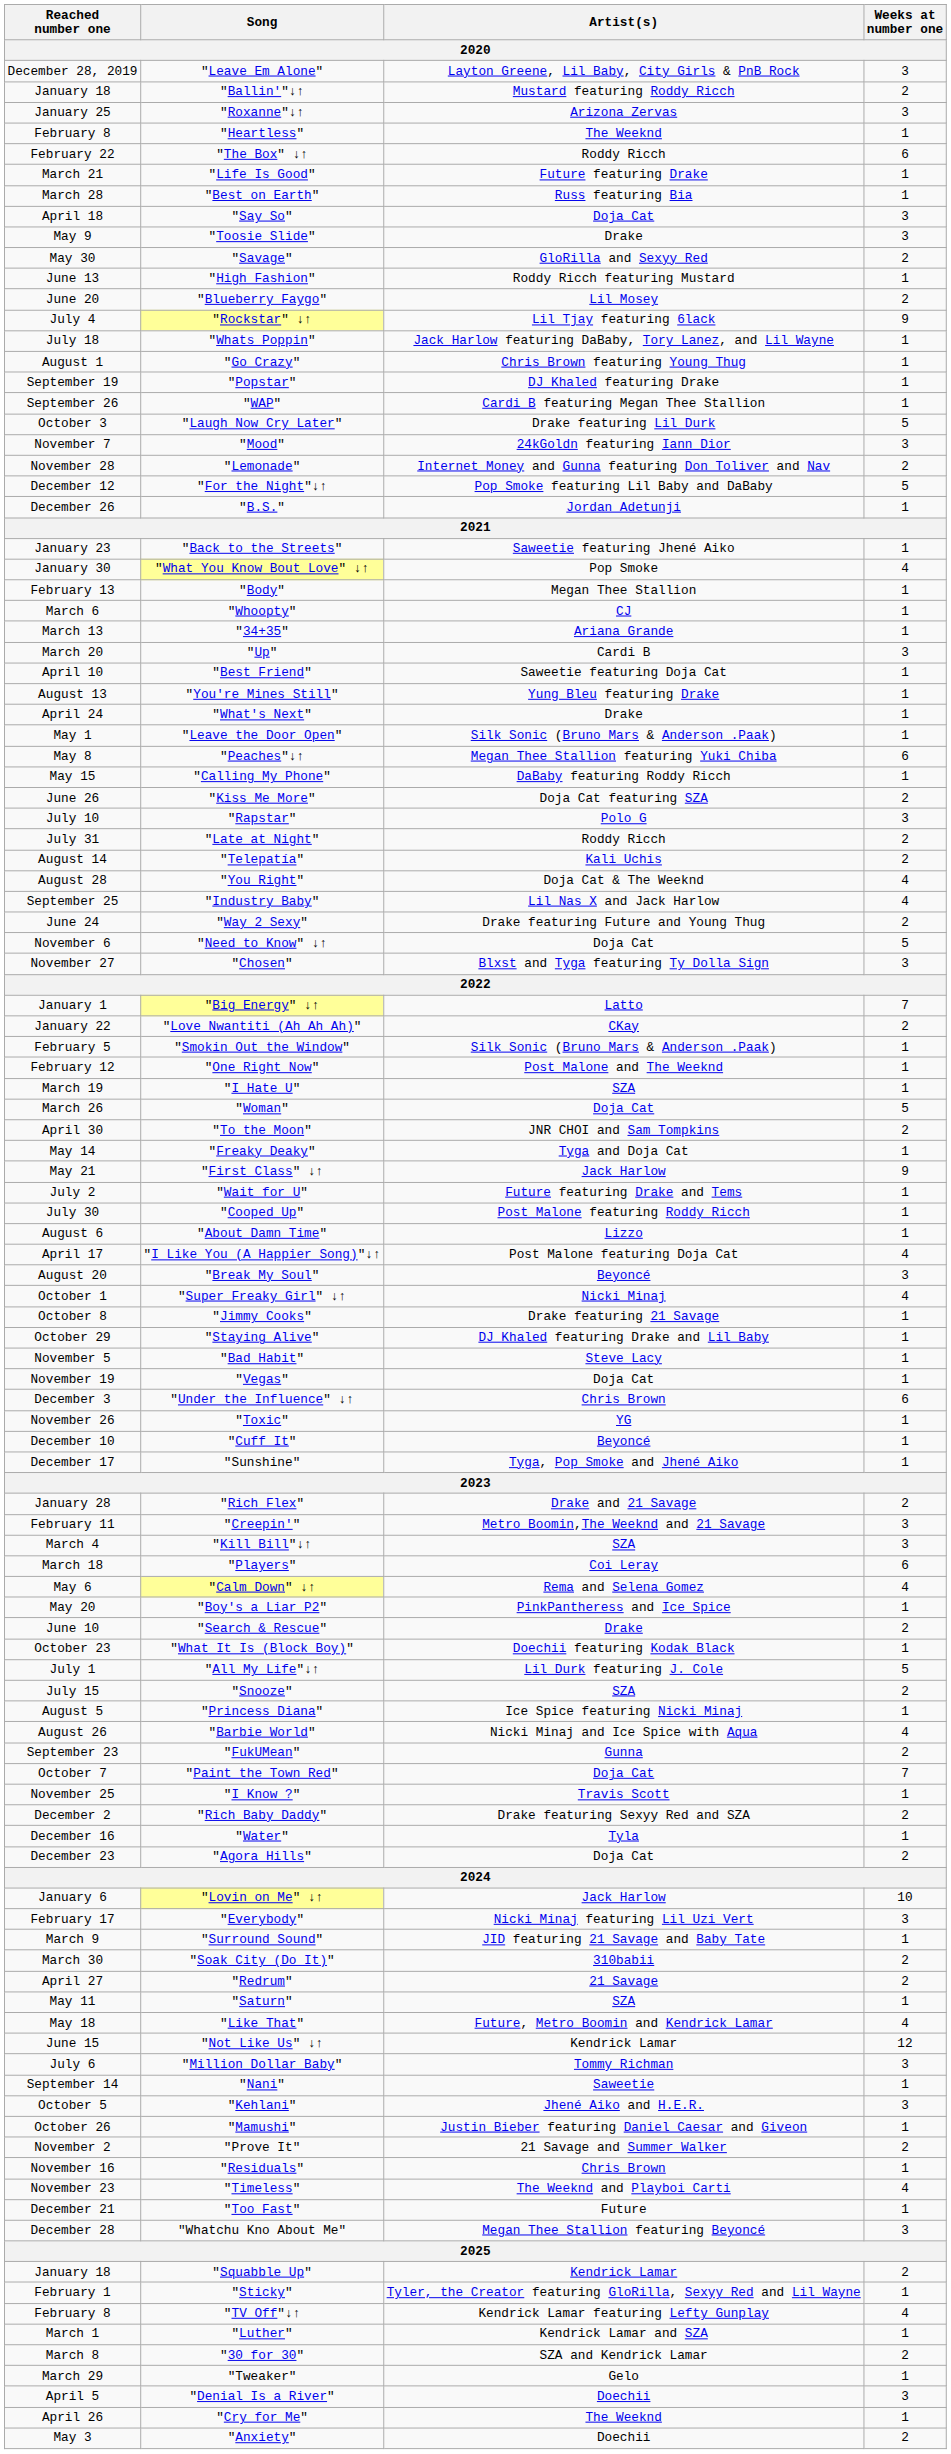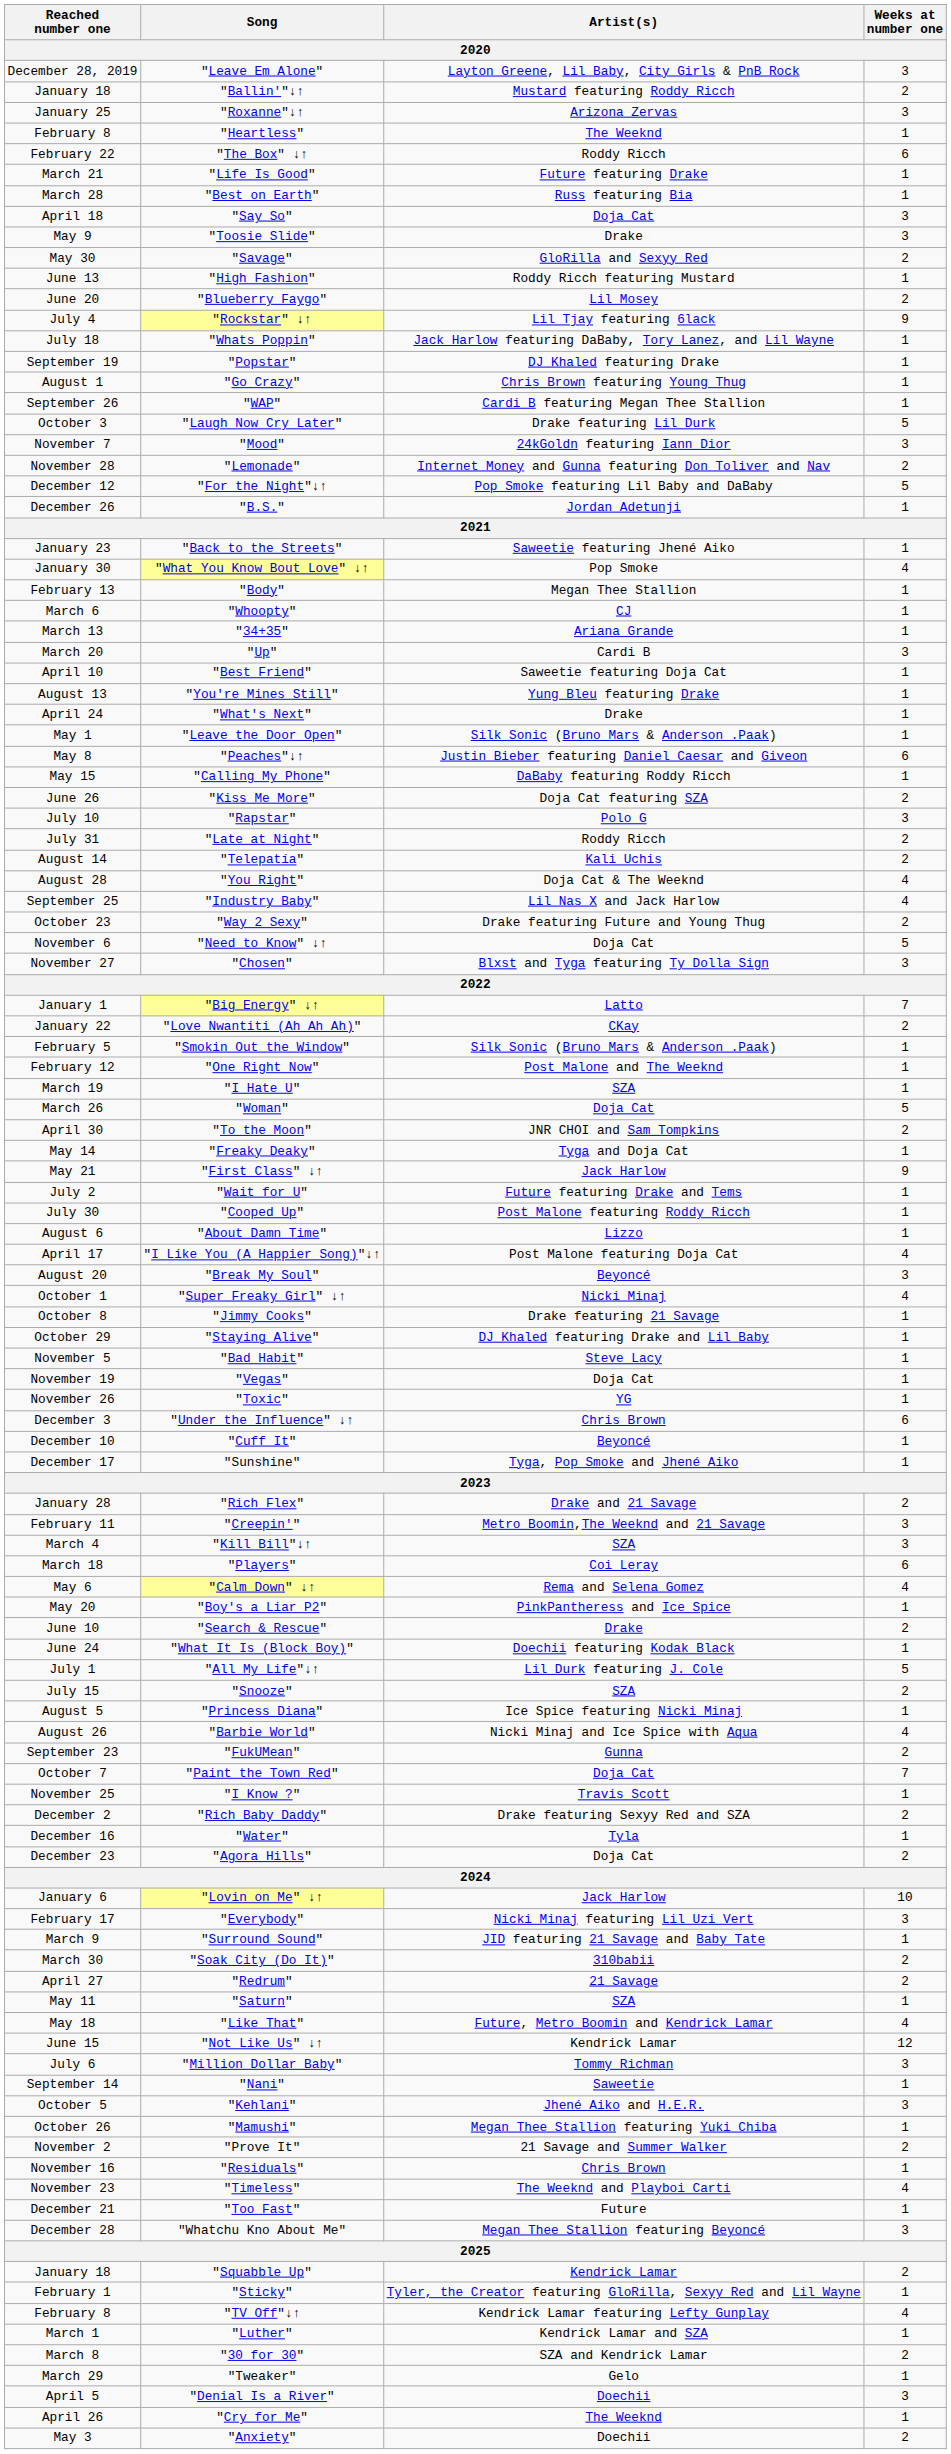rows swapped: (262, 362) <-> (262, 383)
(624, 756) Megan Thee Stallion featuring Yuki Chiba -> (624, 756) Justin Bieber featuring Daniel Caesar and Giveon
(73, 922) June 24 -> (73, 922) October 23
rows swapped: (262, 1421) <-> (262, 1400)
(73, 1649) October 23 -> (73, 1649) June 24
(624, 2127) Justin Bieber featuring Daniel Caesar and Giveon -> (624, 2127) Megan Thee Stallion featuring Yuki Chiba
